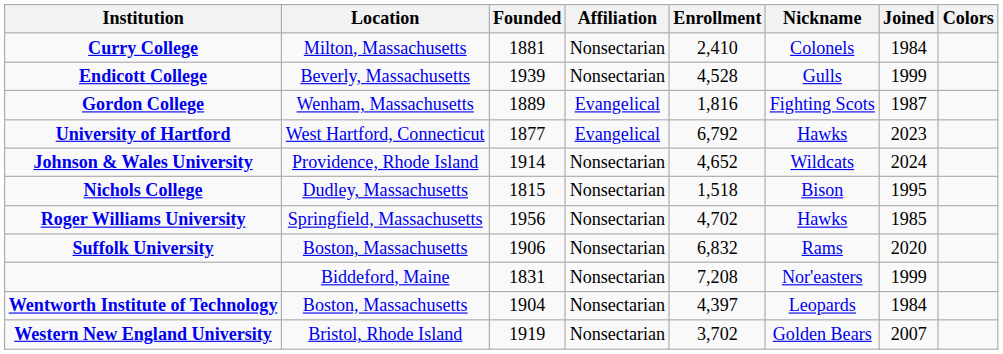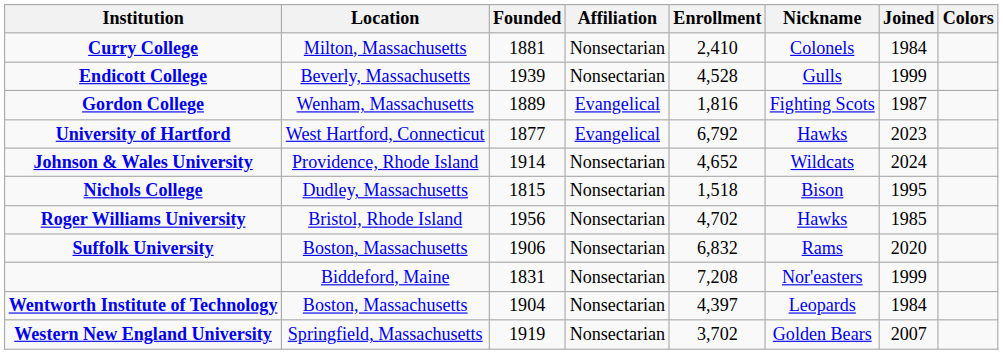(385, 219) Springfield, Massachusetts -> (385, 219) Bristol, Rhode Island
(385, 334) Bristol, Rhode Island -> (385, 334) Springfield, Massachusetts
